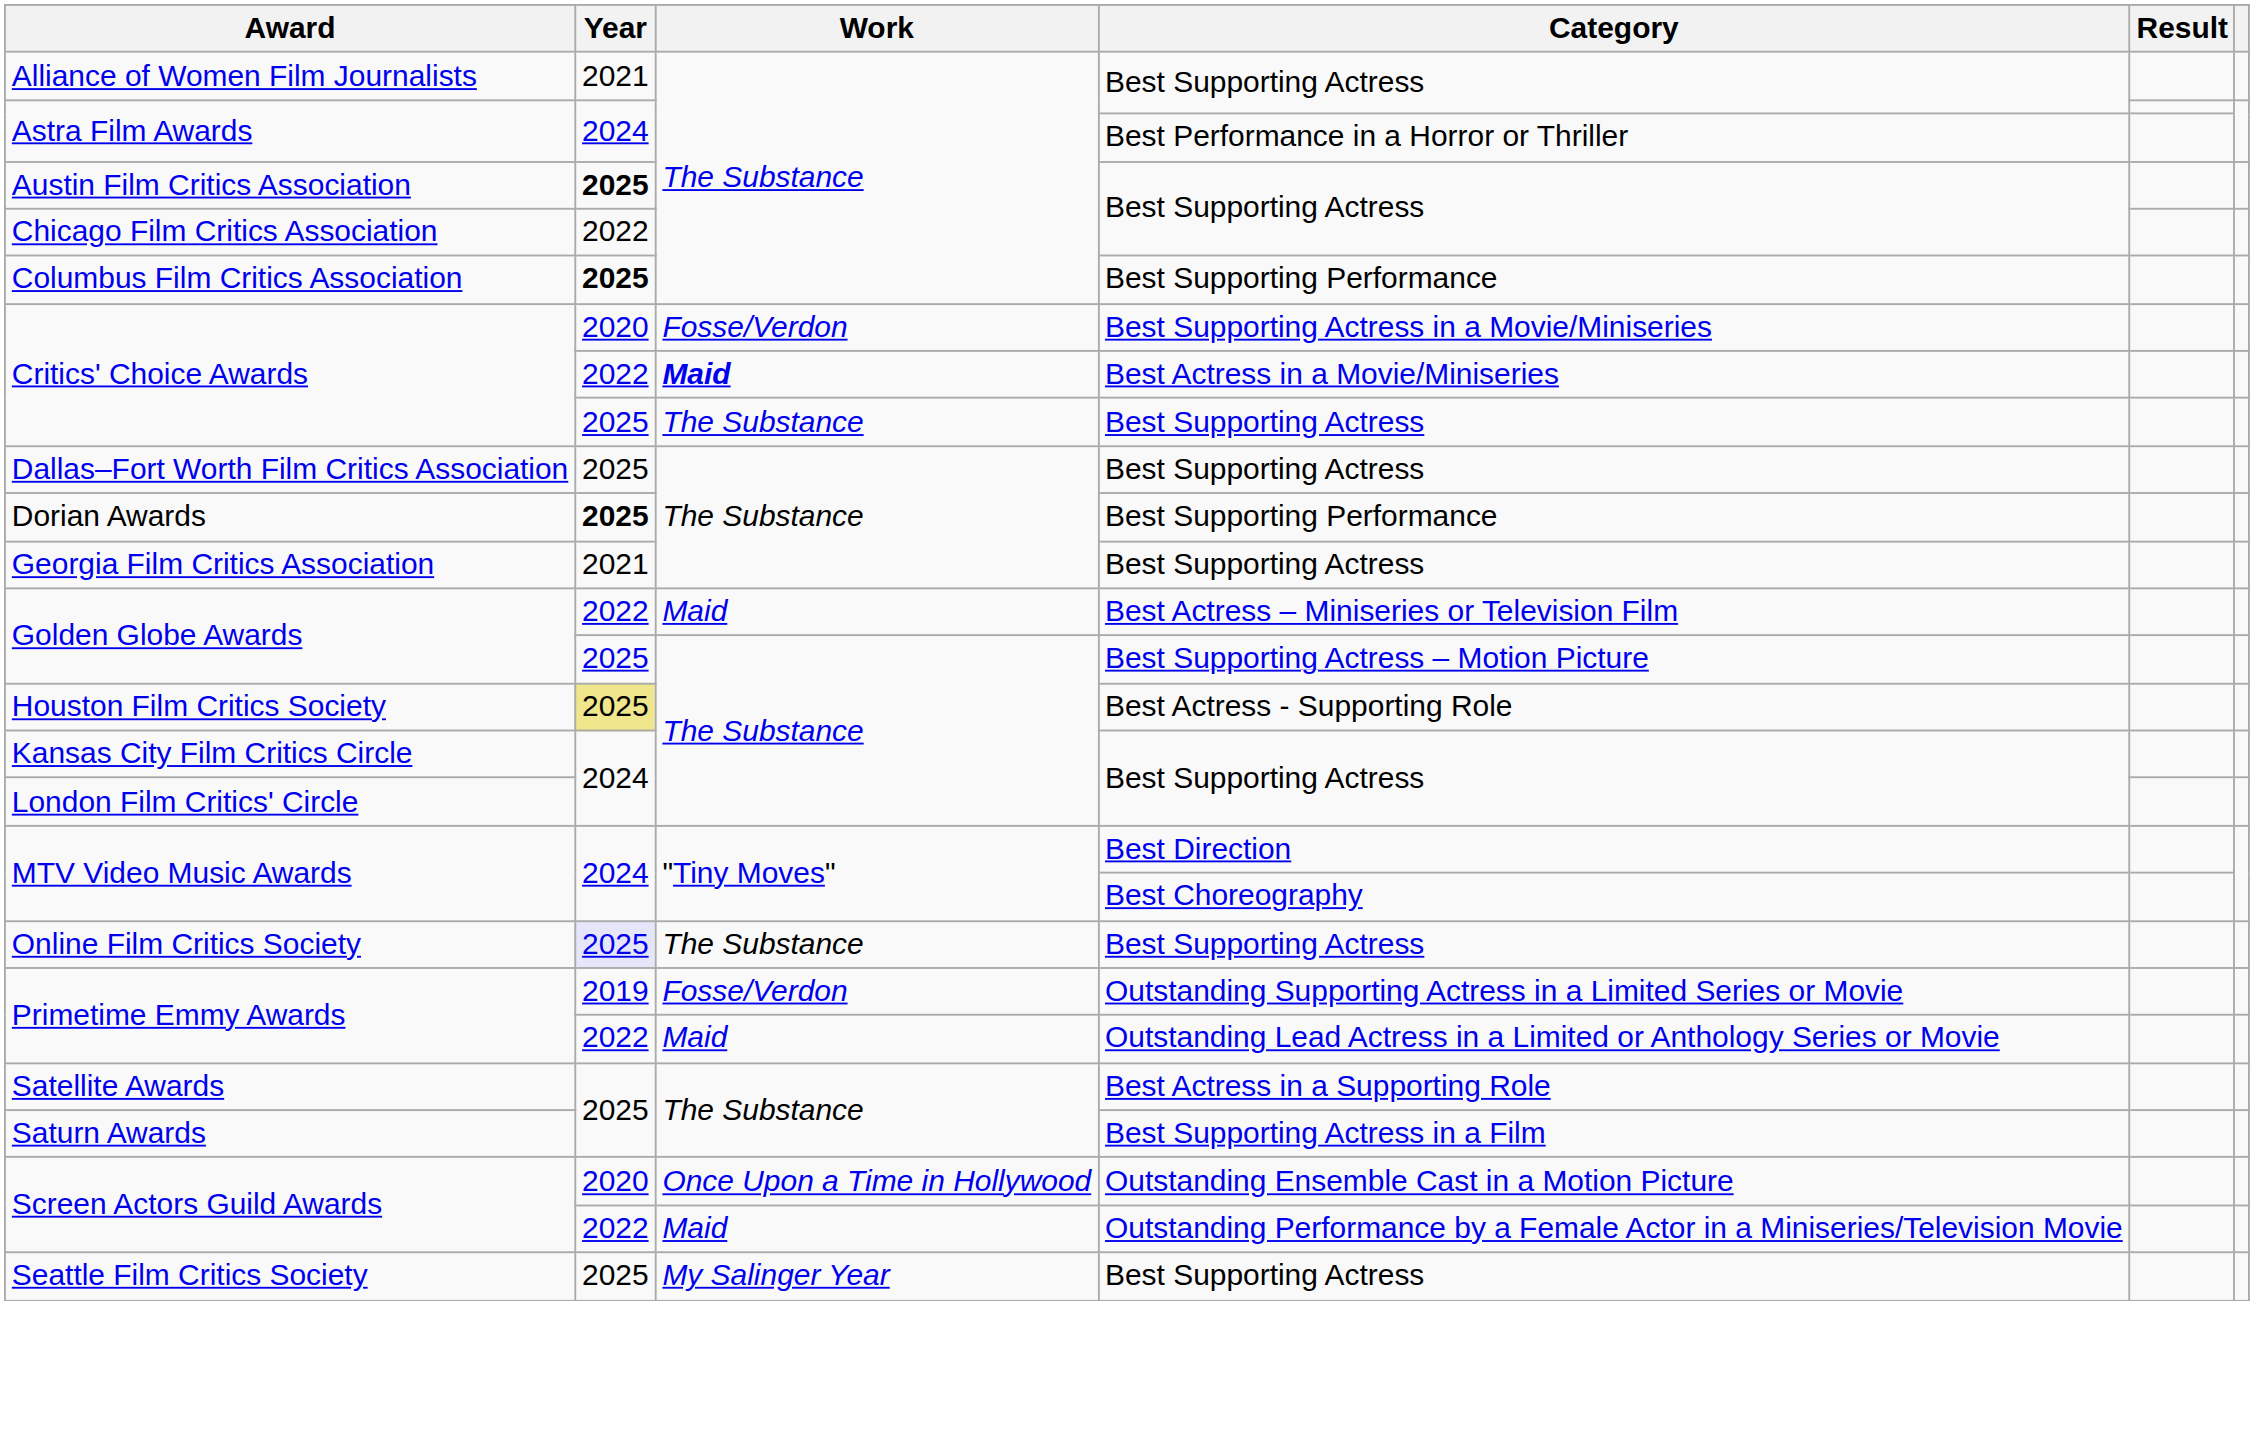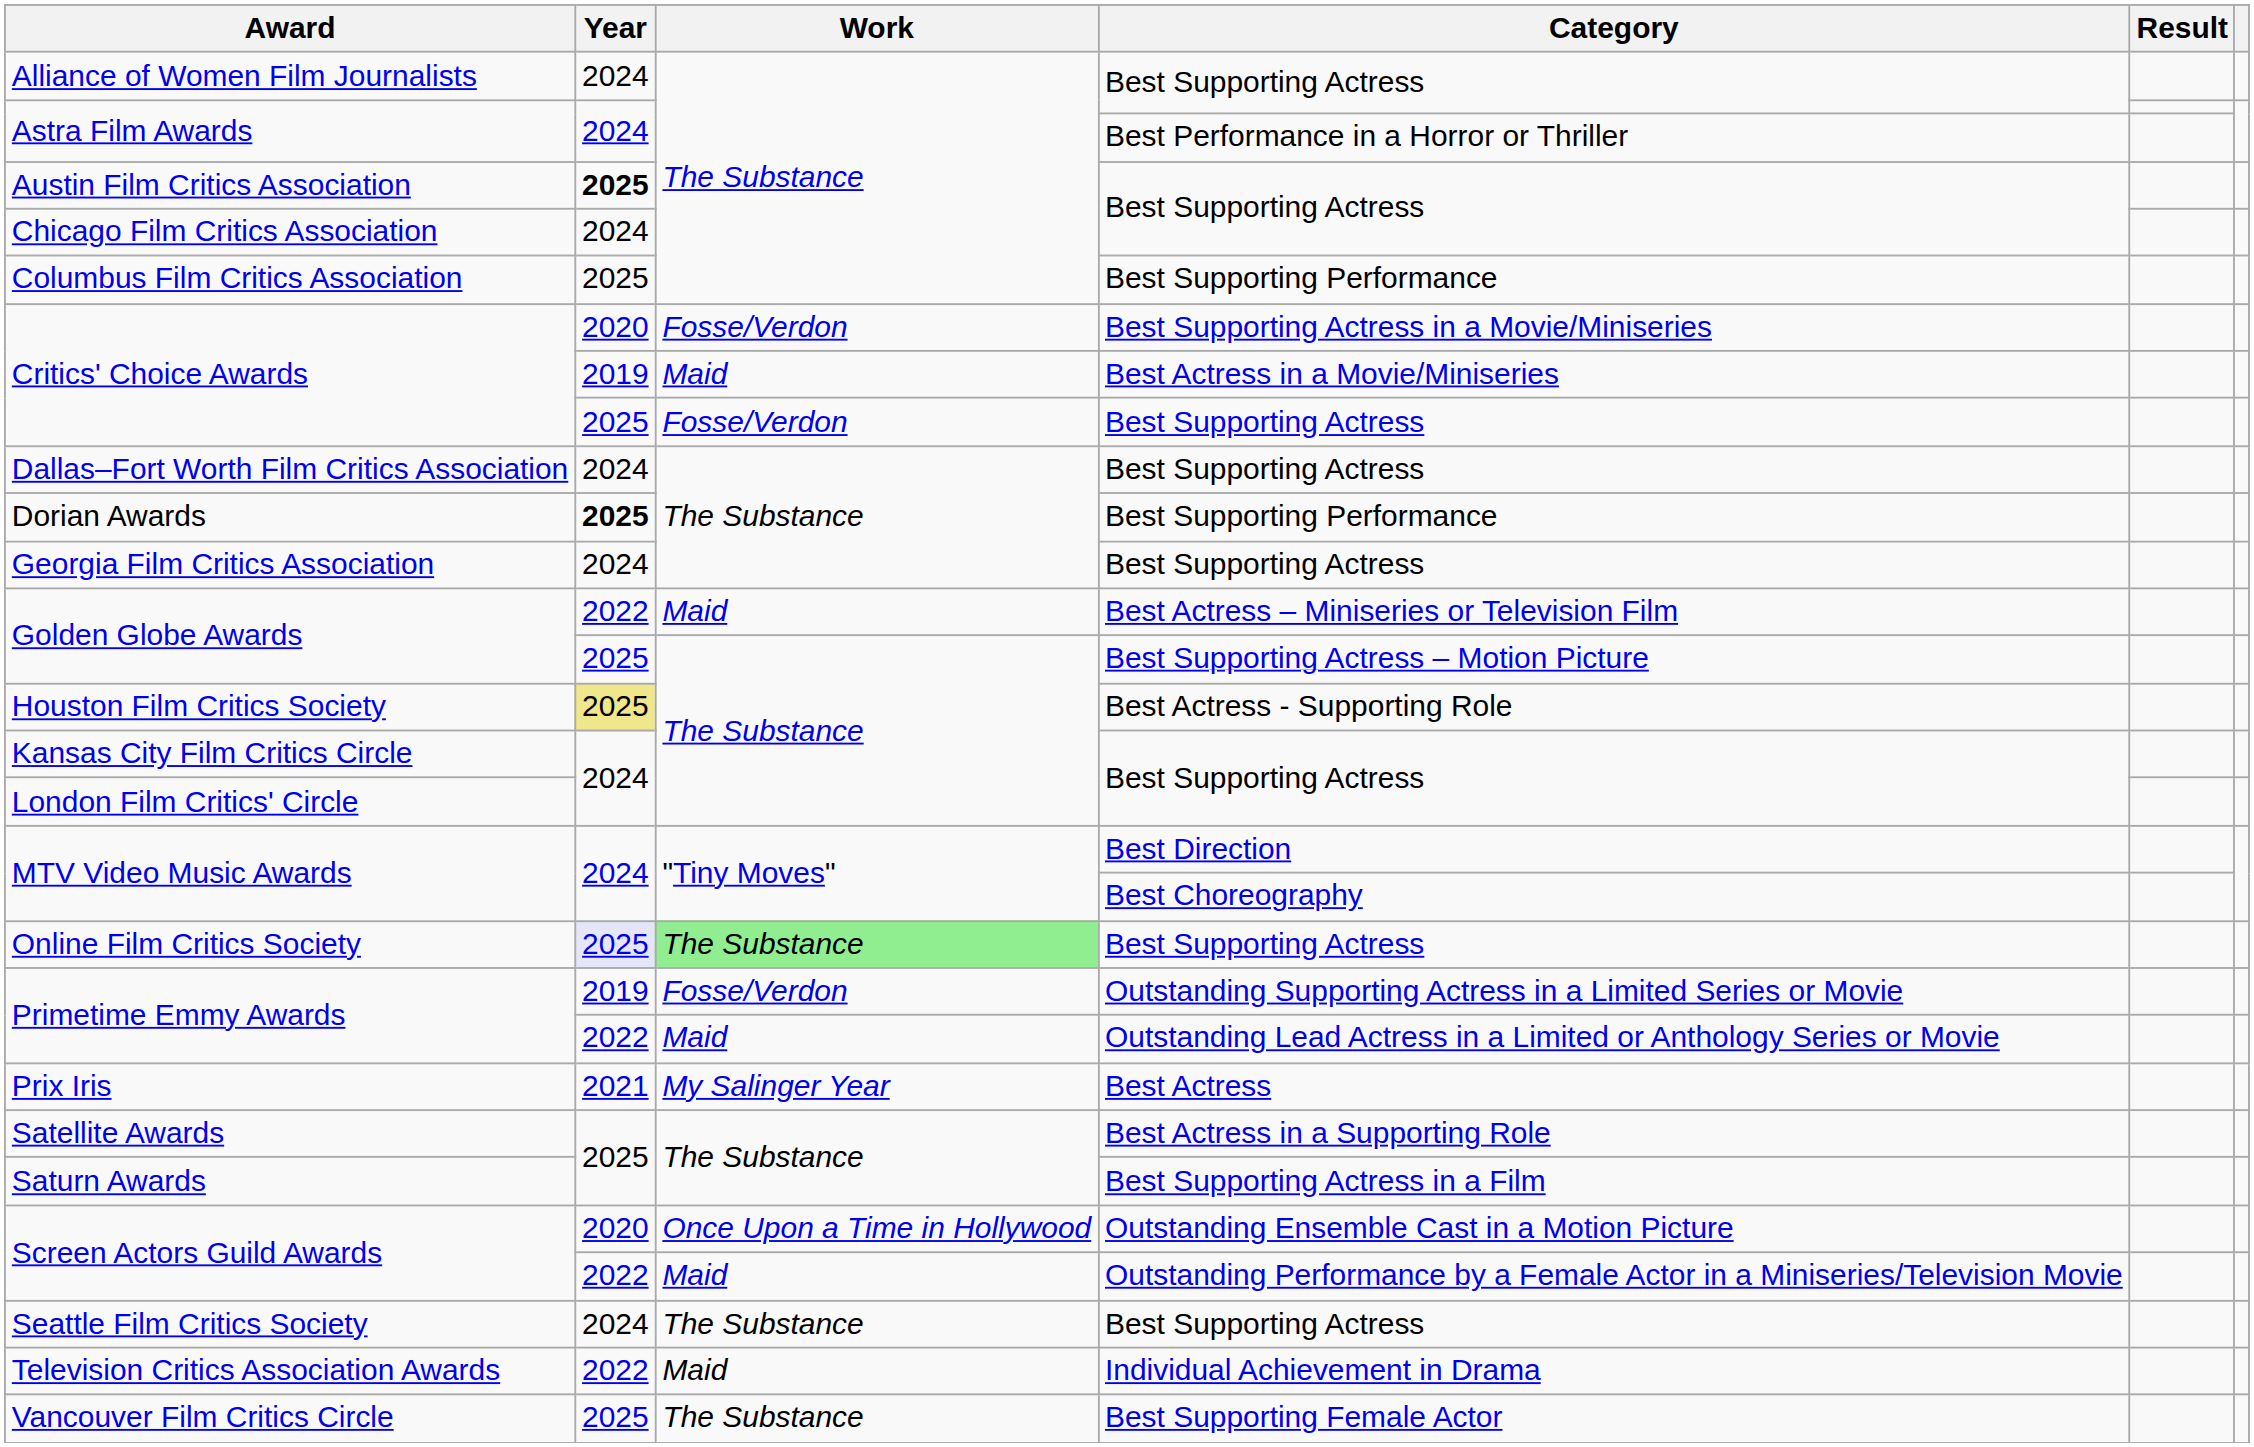(615, 75) 2021 -> (615, 75) 2024
(615, 231) 2022 -> (615, 231) 2024
(615, 279) bold -> (615, 279) normal
(615, 374) 2022 -> (615, 374) 2019
(696, 374) bold -> (695, 374) normal
(763, 421) The Substance -> (755, 421) Fosse/Verdon
(615, 469) 2025 -> (615, 469) 2024
(615, 563) 2021 -> (615, 563) 2024
(763, 943) no background -> (763, 943) lightgreen background
+ row: (62, 1085)
(615, 1275) 2025 -> (615, 1323) 2024
(776, 1275) My Salinger Year -> (763, 1323) The Substance
+ row: (256, 1370)
+ row: (203, 1418)
